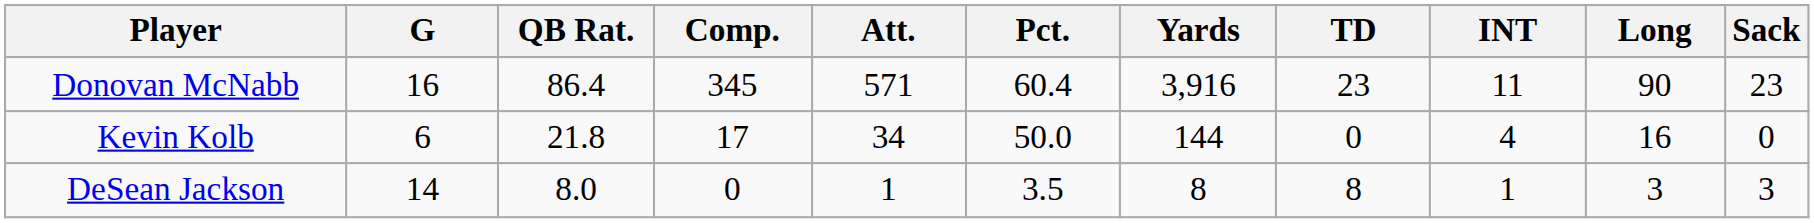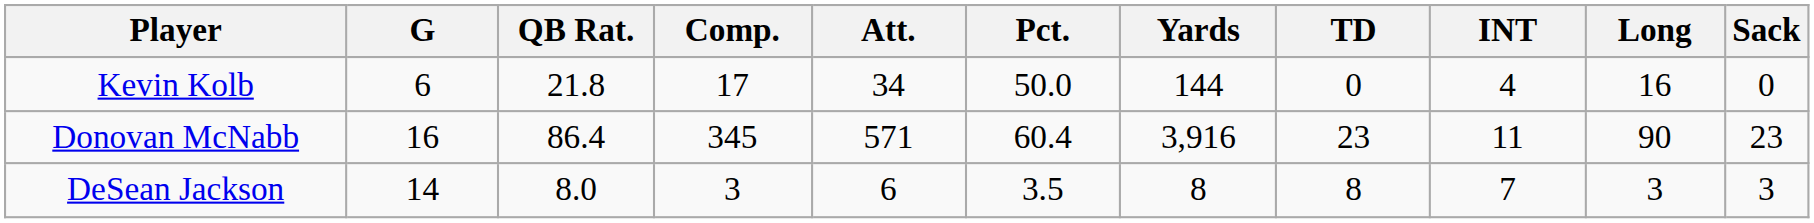rows swapped: (176, 83) <-> (176, 136)
(732, 189) 0 -> (732, 189) 3
(888, 189) 1 -> (888, 189) 6
(1508, 189) 1 -> (1508, 189) 7
